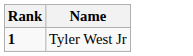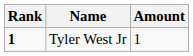+ column: (159, 16)
